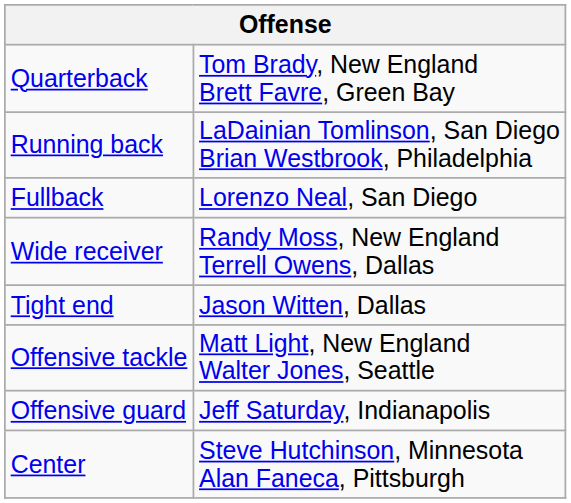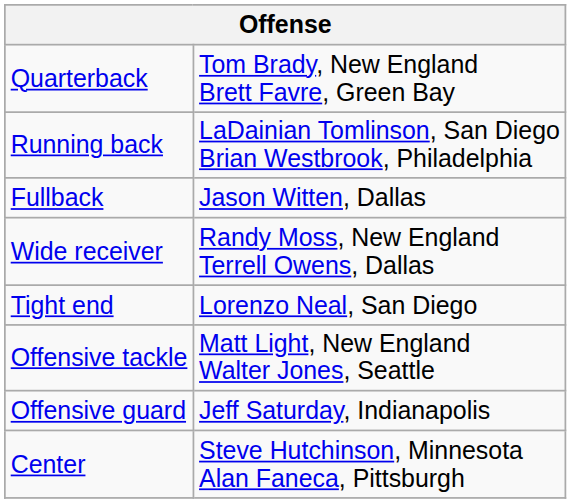(338, 198) Lorenzo Neal, San Diego -> (313, 198) Jason Witten, Dallas
(313, 305) Jason Witten, Dallas -> (338, 305) Lorenzo Neal, San Diego
